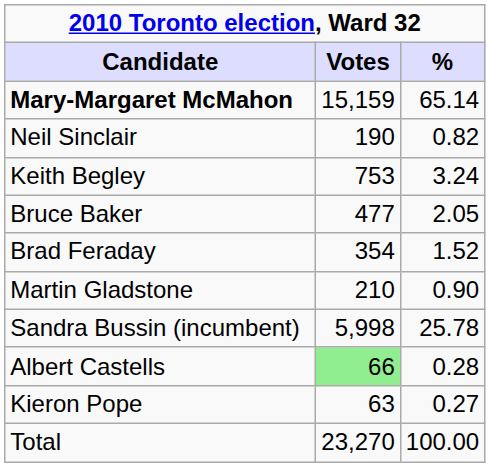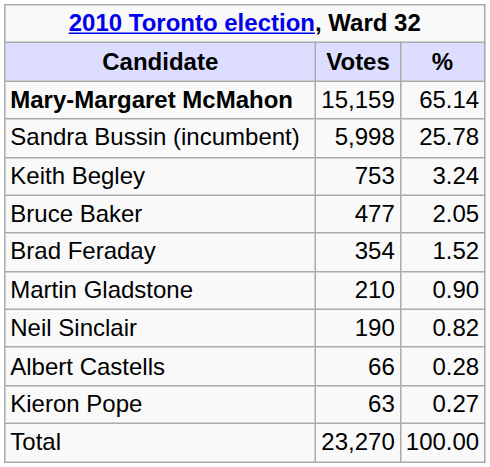rows swapped: (155, 328) <-> (74, 137)
(381, 366) lightgreen background -> (381, 366) no background
